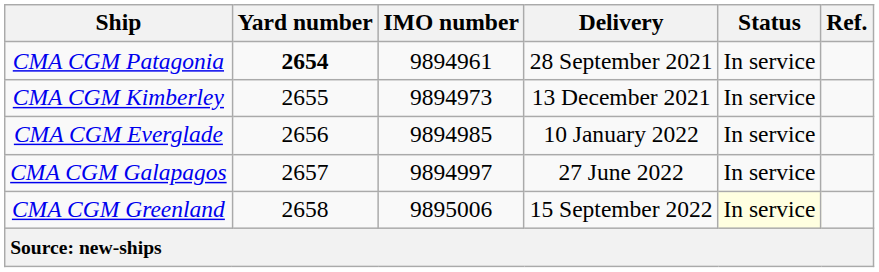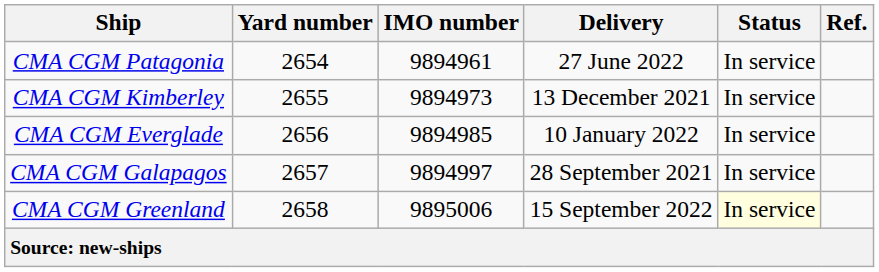(305, 60) bold -> (305, 60) normal
(621, 60) 28 September 2021 -> (621, 60) 27 June 2022
(621, 172) 27 June 2022 -> (621, 172) 28 September 2021
